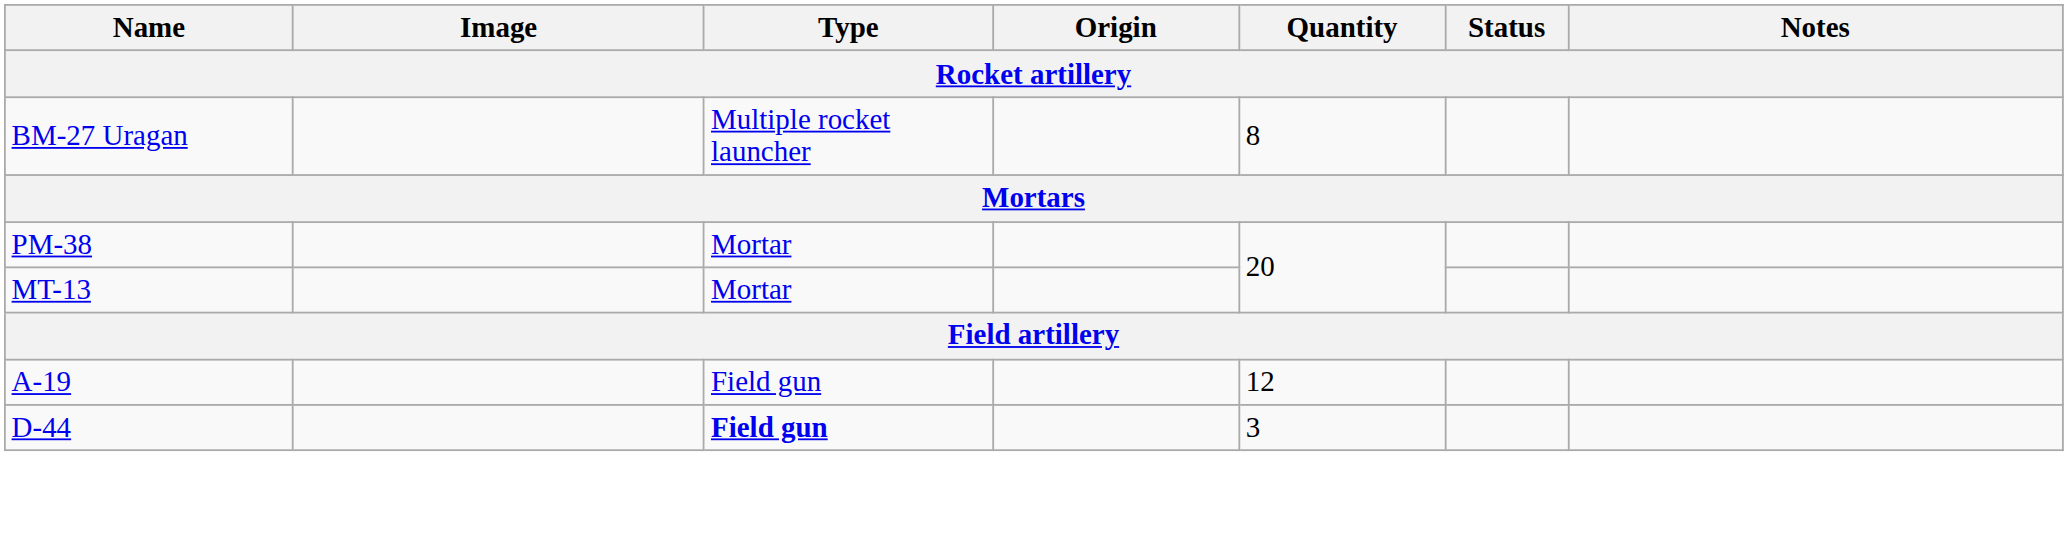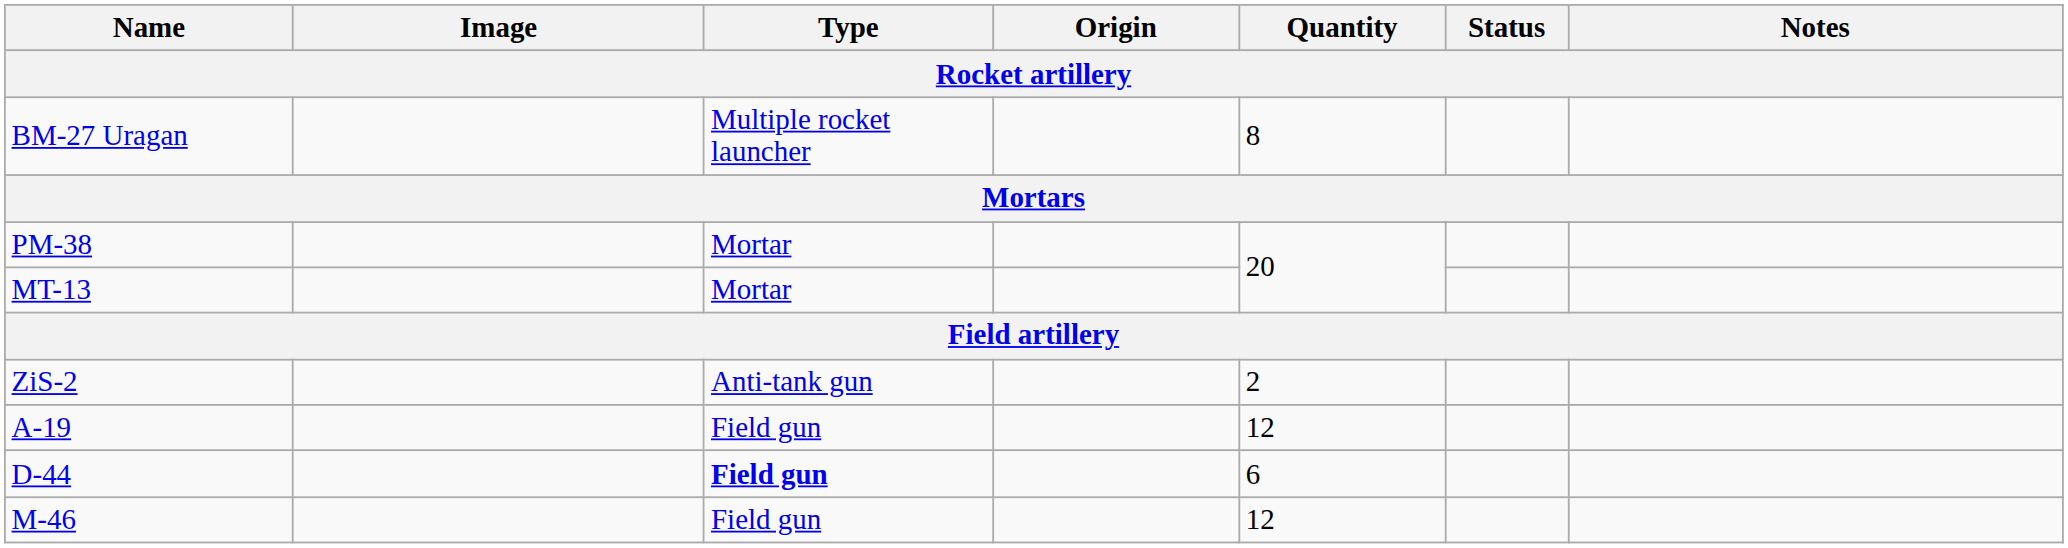+ row: (45, 381)
(1253, 427) 3 -> (1253, 473) 6
+ row: (44, 519)
